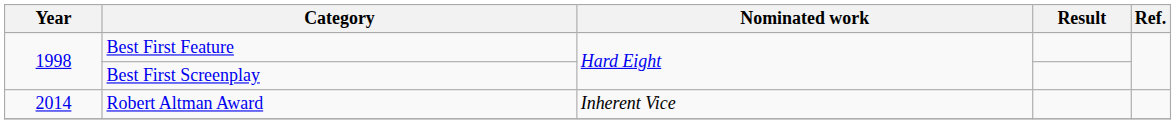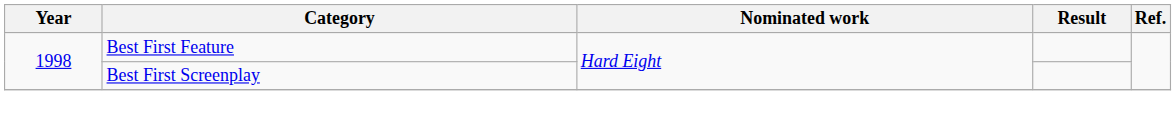- row: (185, 103)
